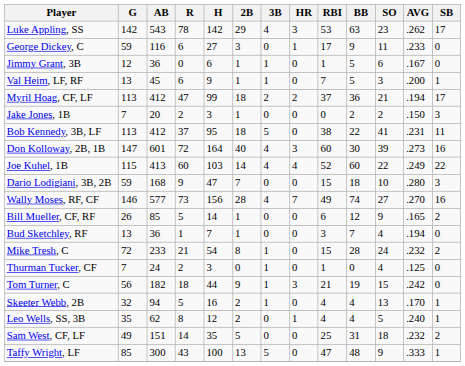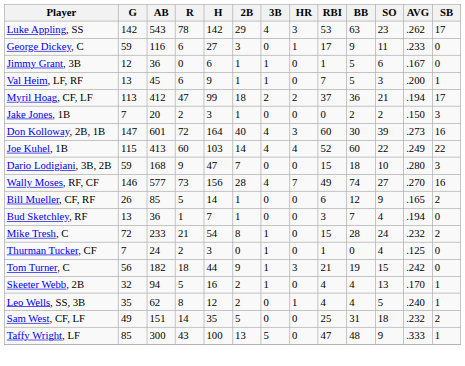- row: (54, 132)
